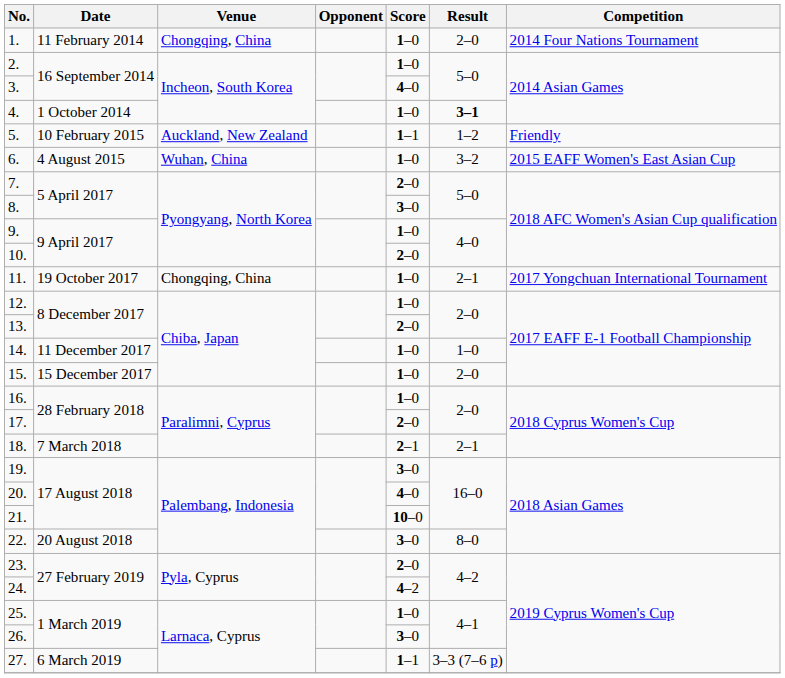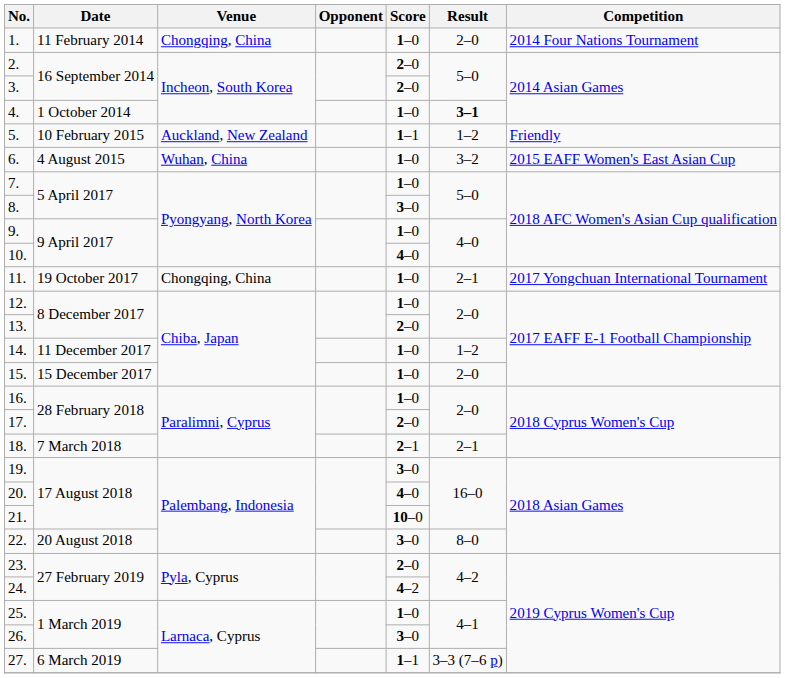(408, 64) 1–0 -> (408, 64) 2–0
(408, 87) 4–0 -> (408, 87) 2–0
(408, 183) 2–0 -> (408, 183) 1–0
(408, 254) 2–0 -> (408, 254) 4–0
(468, 350) 1–0 -> (468, 350) 1–2
